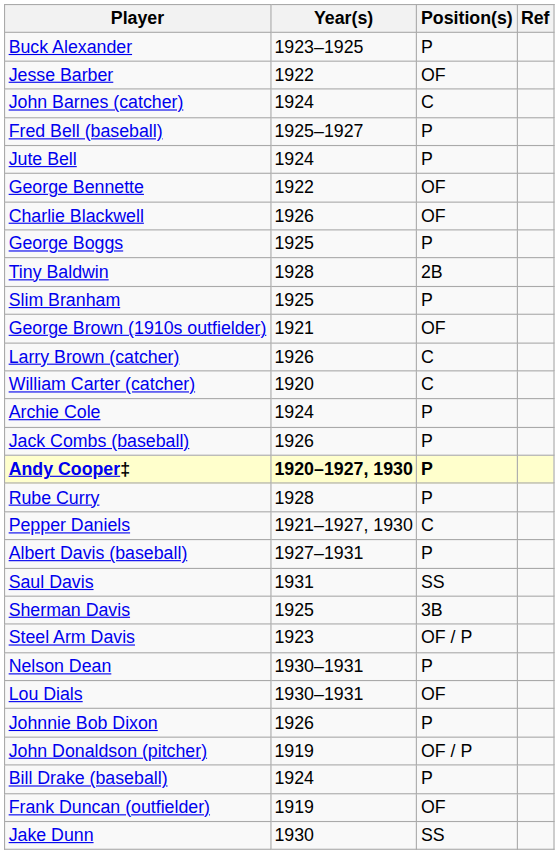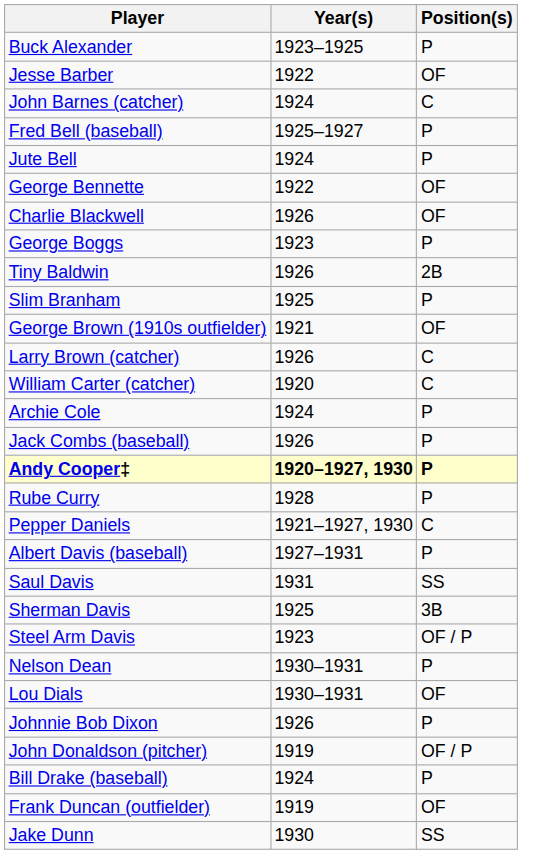- column: (535, 18)
(294, 243) 1925 -> (294, 243) 1923
(294, 272) 1928 -> (294, 272) 1926
